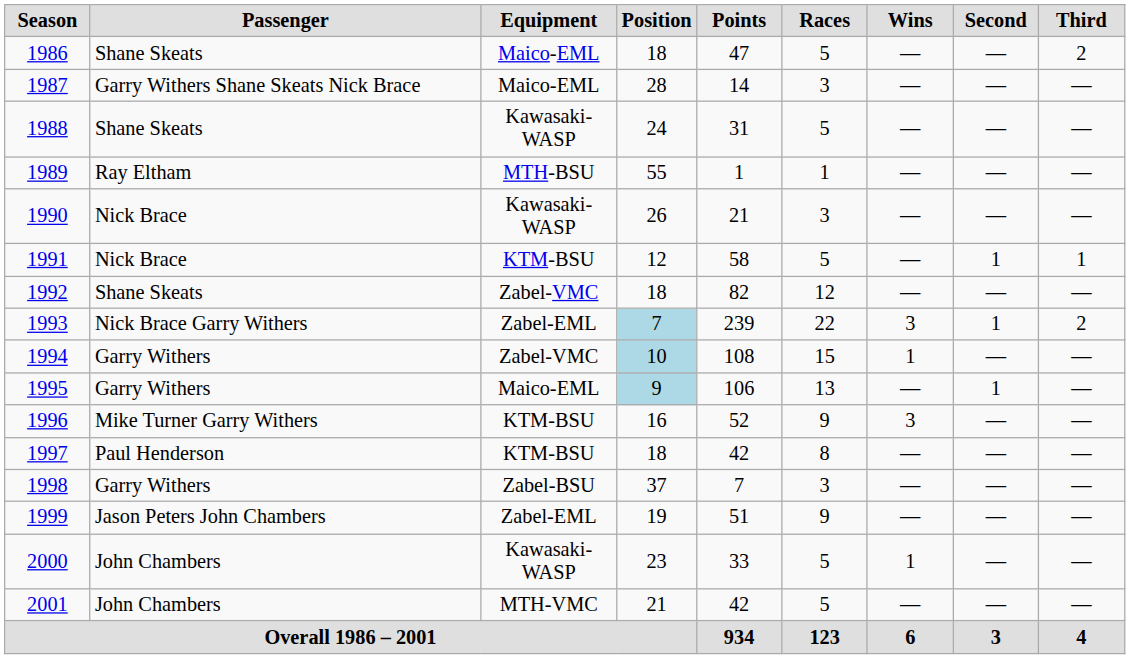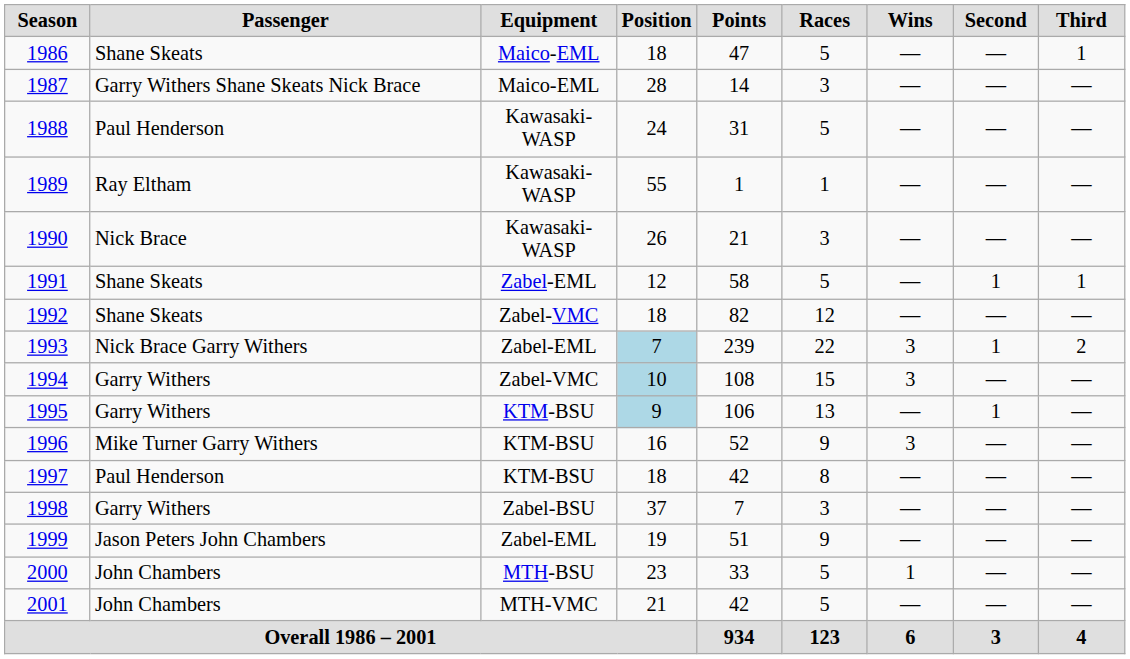(1081, 52) 2 -> (1081, 52) 1
(149, 128) Shane Skeats -> (160, 128) Paul Henderson
(549, 172) MTH-BSU -> (549, 183) Kawasaki-WASP
(141, 259) Nick Brace -> (149, 282) Shane Skeats
(549, 259) KTM-BSU -> (549, 282) Zabel-EML
(910, 356) 1 -> (910, 379) 3
(549, 388) Maico-EML -> (549, 411) KTM-BSU
(549, 561) Kawasaki-WASP -> (549, 572) MTH-BSU
